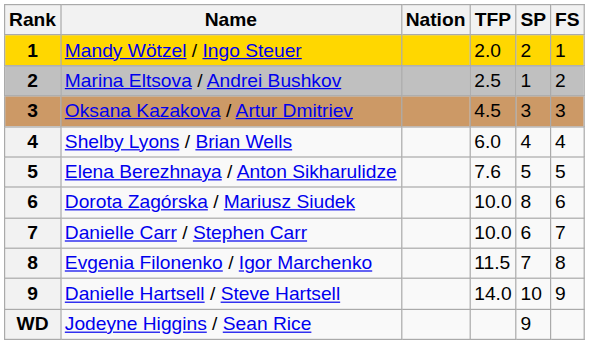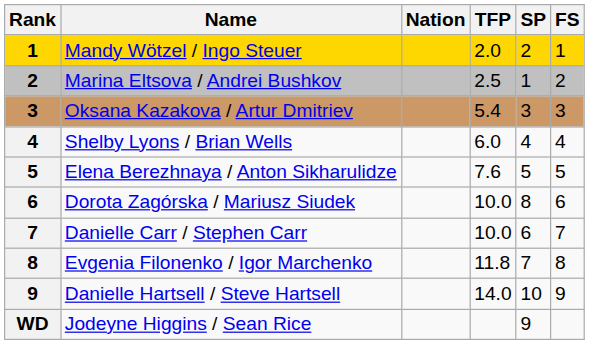(488, 111) 4.5 -> (488, 111) 5.4
(492, 263) 11.5 -> (492, 263) 11.8
